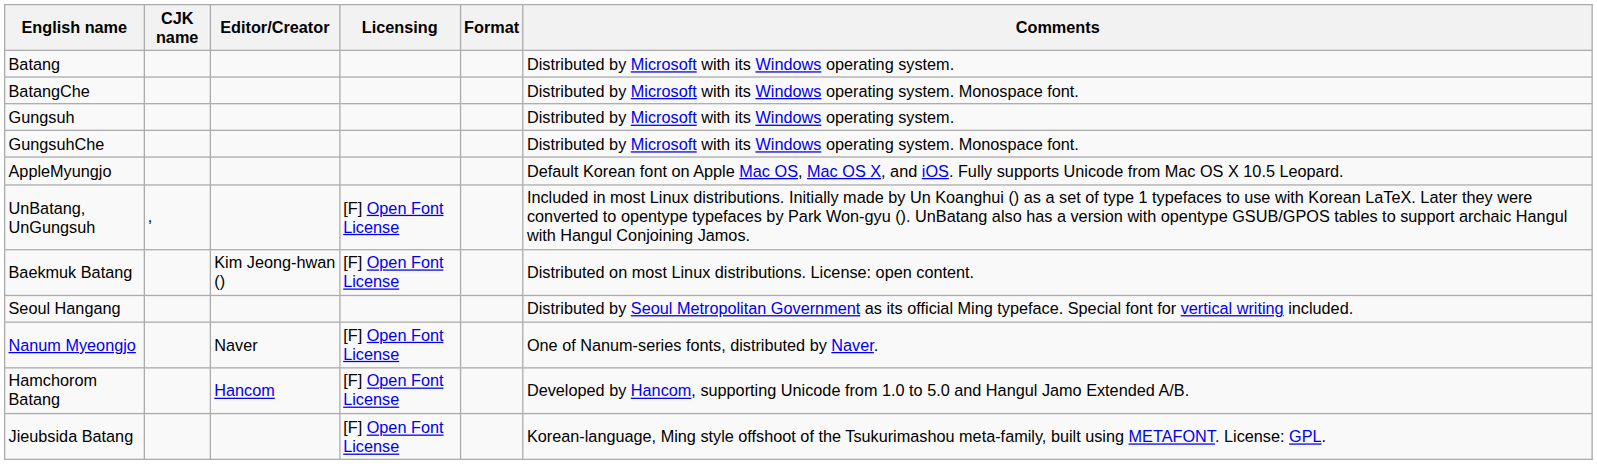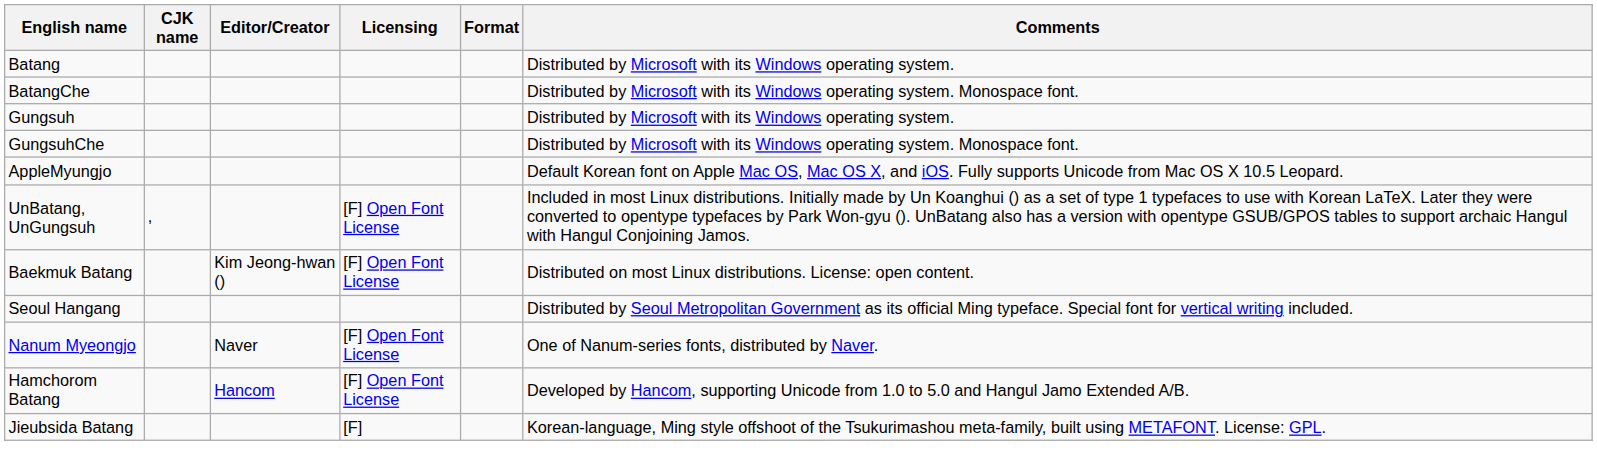(393, 436) [F] Open Font License -> (353, 427) [F]
